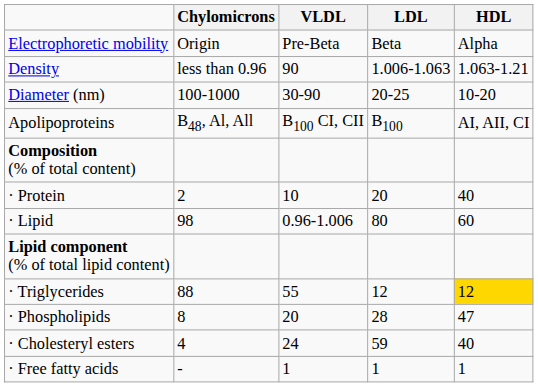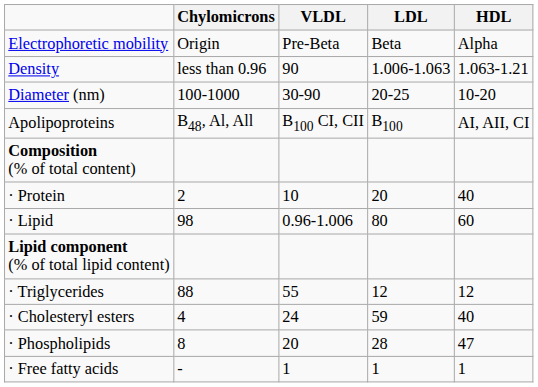(466, 291) gold background -> (466, 291) no background
rows swapped: (71, 343) <-> (59, 317)
